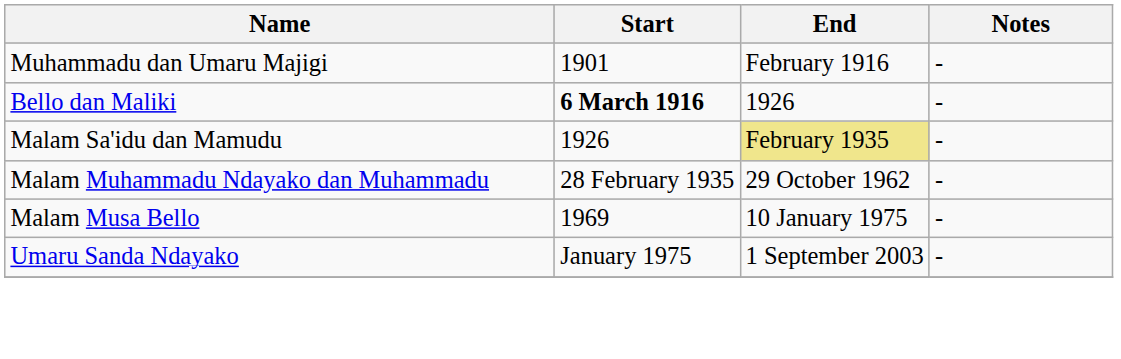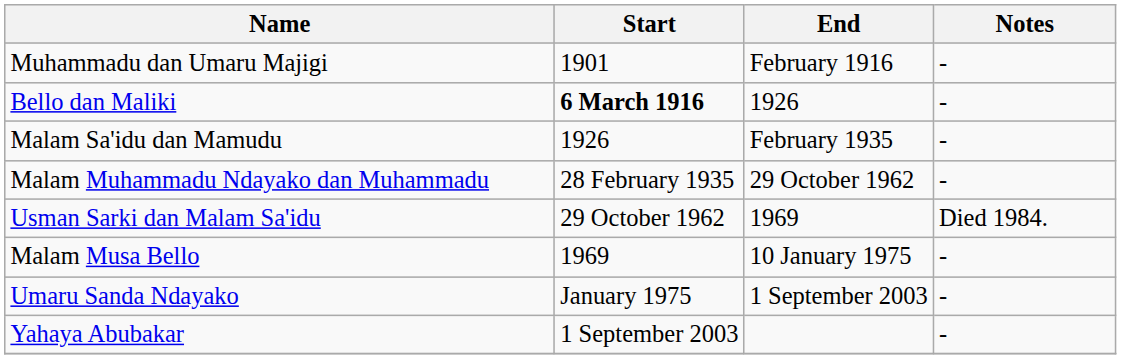(817, 140) khaki background -> (821, 140) no background
+ row: (166, 218)
+ row: (97, 334)
